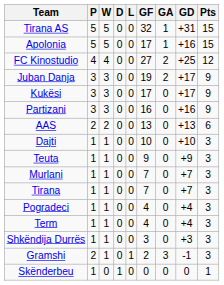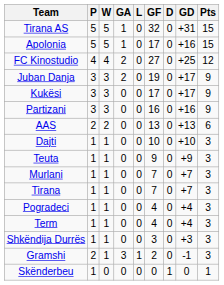columns swapped: (120, 12) <-> (166, 12)
